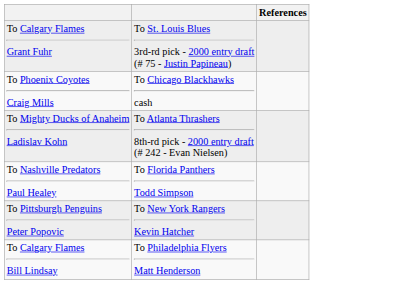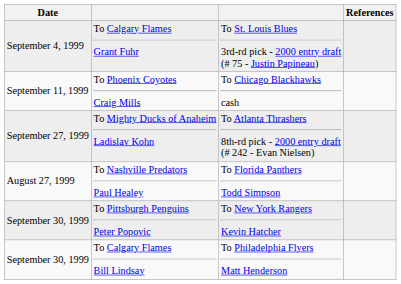+ column: (48, 12)
